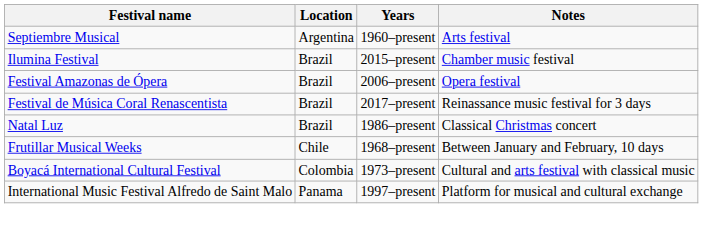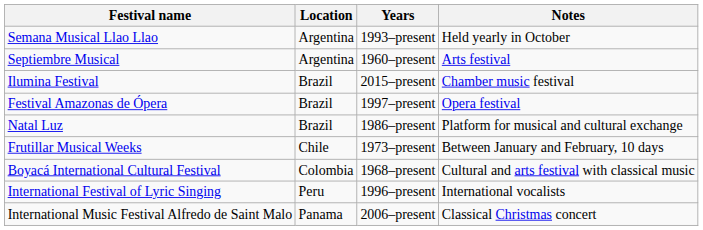+ row: (83, 37)
(398, 81) 2006–present -> (398, 103) 1997–present
- row: (117, 103)
(519, 125) Classical Christmas concert -> (562, 125) Platform for musical and cultural exchange
(398, 147) 1968–present -> (398, 147) 1973–present
(398, 170) 1973–present -> (398, 170) 1968–present
+ row: (114, 192)
(398, 192) 1997–present -> (398, 214) 2006–present
(562, 192) Platform for musical and cultural exchange -> (519, 214) Classical Christmas concert
